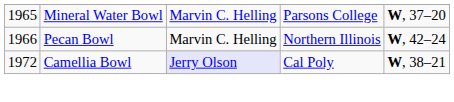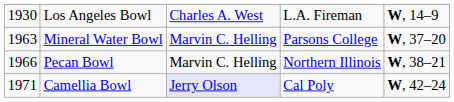+ row: (97, 16)
(22, 16) 1965 -> (22, 39) 1963
(417, 39) W, 42–24 -> (417, 62) W, 38–21
(22, 62) 1972 -> (22, 85) 1971
(417, 62) W, 38–21 -> (417, 85) W, 42–24
